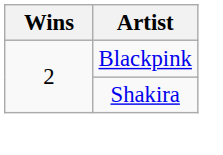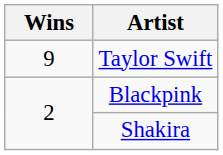+ row: (155, 58)
